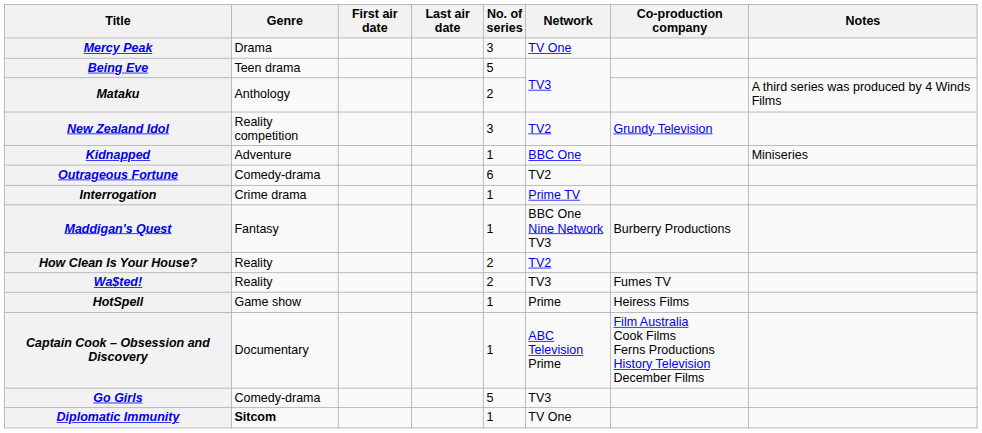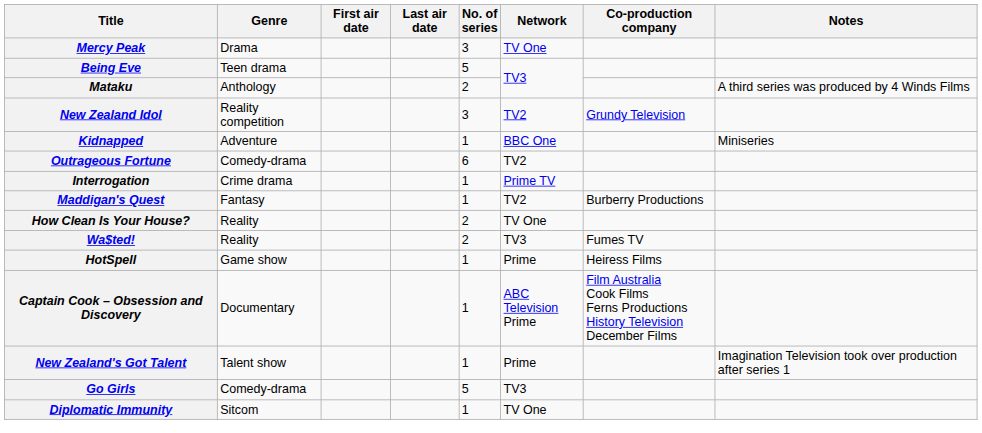(566, 228) BBC One Nine Network TV3 -> (515, 200) TV2
(540, 262) TV2 -> (525, 220) TV One
+ row: (111, 362)
(255, 417) bold -> (239, 409) normal
